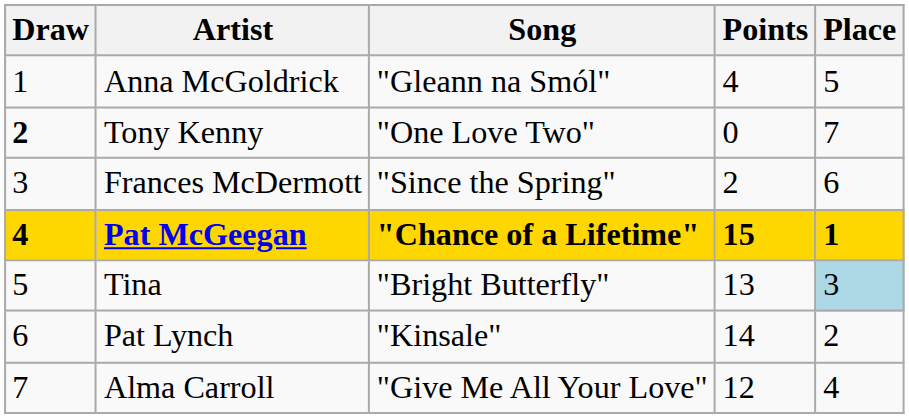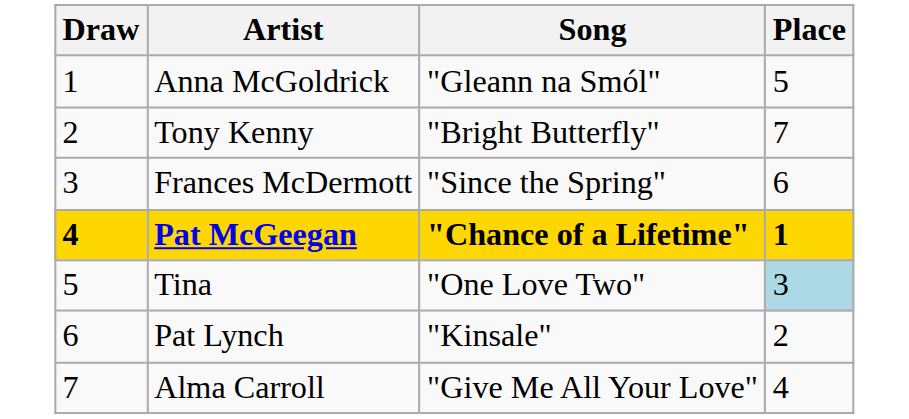- column: (765, 30)
(20, 132) bold -> (71, 132) normal
(486, 132) "One Love Two" -> (543, 132) "Bright Butterfly"
(493, 285) "Bright Butterfly" -> (536, 285) "One Love Two"
